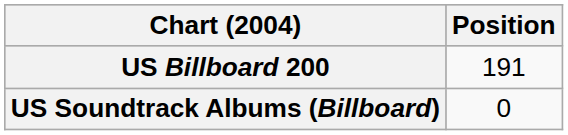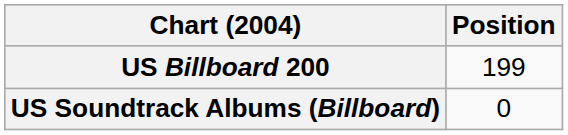(504, 66) 191 -> (504, 66) 199
